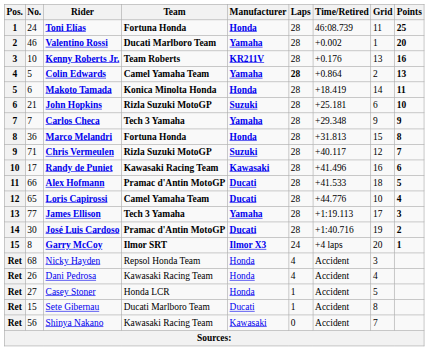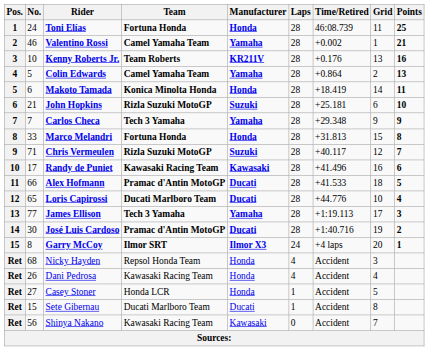(170, 43) Ducati Marlboro Team -> (166, 43) Camel Yamaha Team
(401, 43) 20 -> (401, 43) 21
(296, 74) bold -> (296, 74) normal
(32, 136) 36 -> (32, 136) 33
(166, 198) Camel Yamaha Team -> (170, 198) Ducati Marlboro Team
